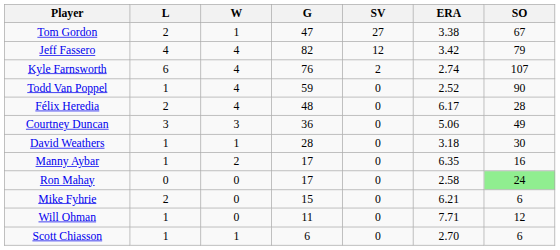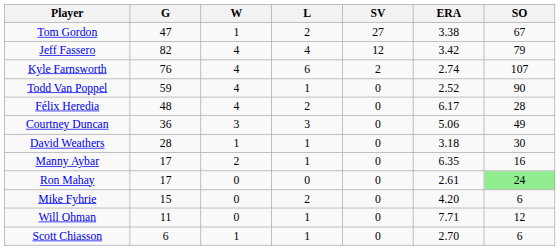columns swapped: (307, 13) <-> (166, 13)
(449, 180) 2.58 -> (449, 180) 2.61
(449, 198) 6.21 -> (449, 198) 4.20
